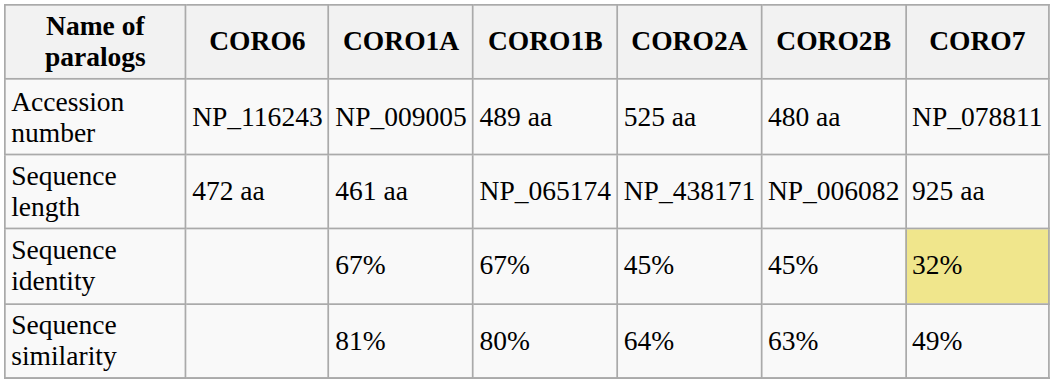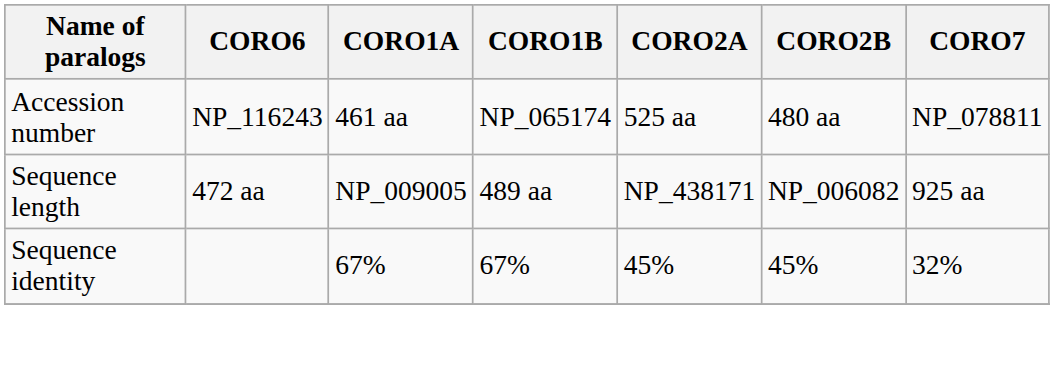(401, 116) NP_009005 -> (372, 116) 461 aa
(516, 116) 489 aa -> (545, 116) NP_065174
(372, 191) 461 aa -> (401, 191) NP_009005
(545, 191) NP_065174 -> (516, 191) 489 aa
(937, 265) khaki background -> (937, 265) no background
- row: (64, 340)
